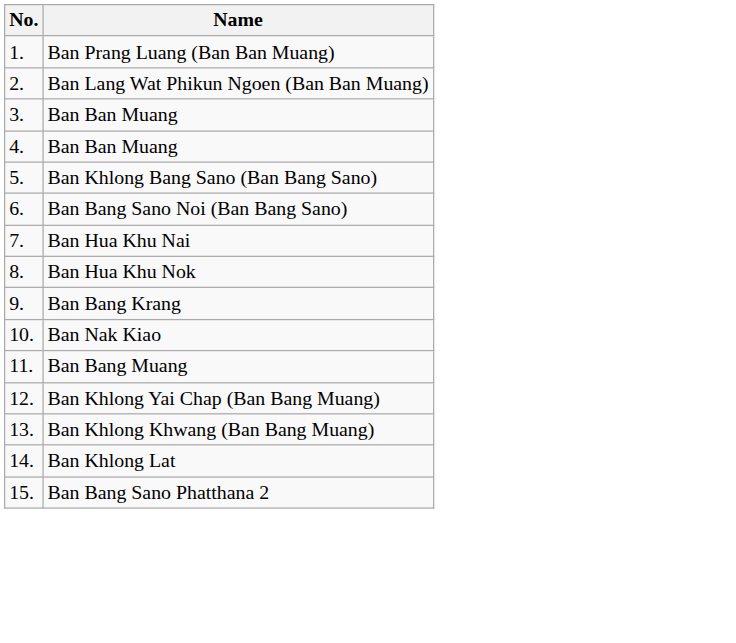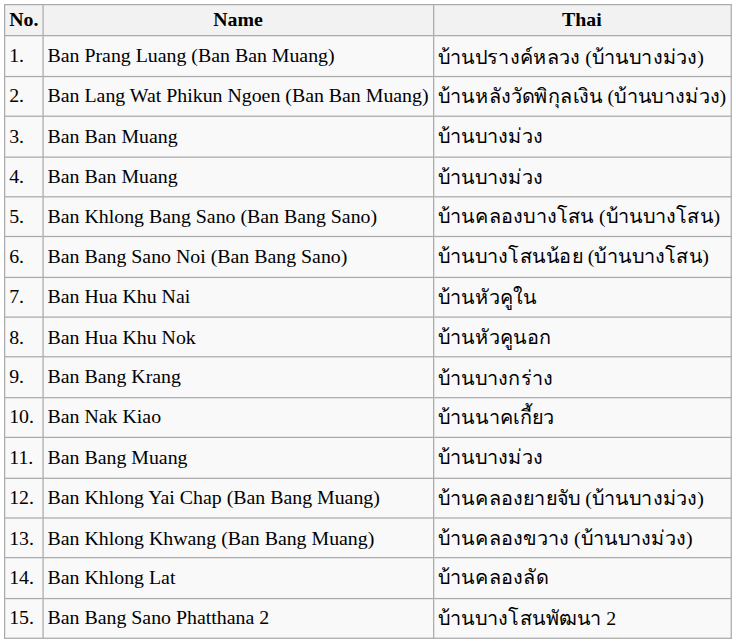+ column: (582, 20)
